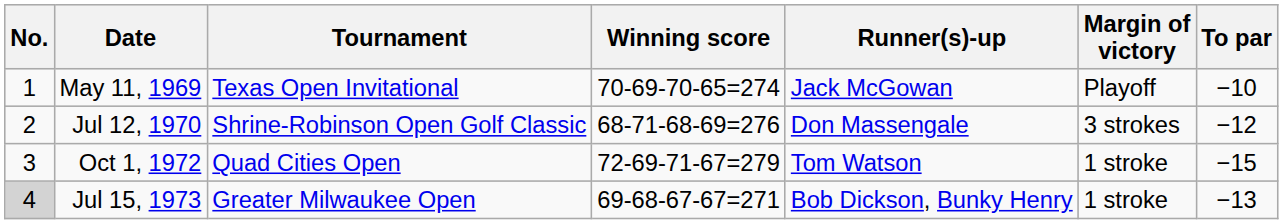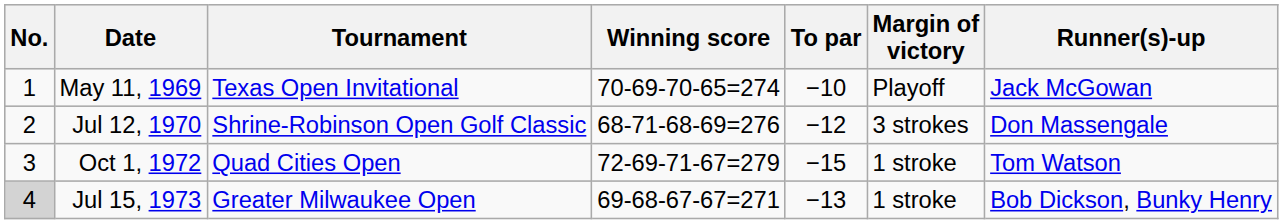columns swapped: (1237, 37) <-> (932, 37)
